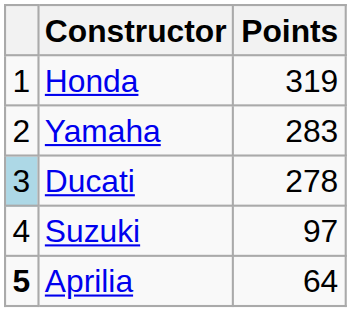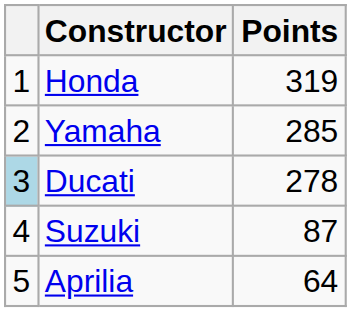(312, 131) 283 -> (312, 131) 285
(321, 232) 97 -> (321, 232) 87
(21, 282) bold -> (21, 282) normal
